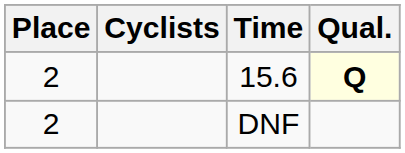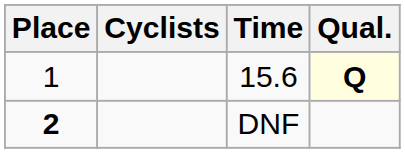(51, 76) 2 -> (51, 76) 1
(51, 123) normal -> (51, 123) bold
